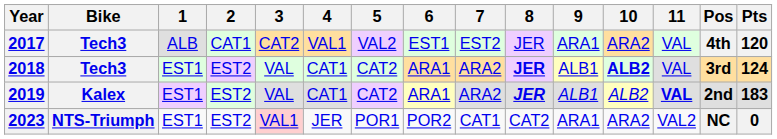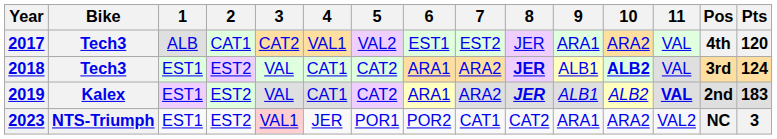(755, 120) 0 -> (755, 120) 3
